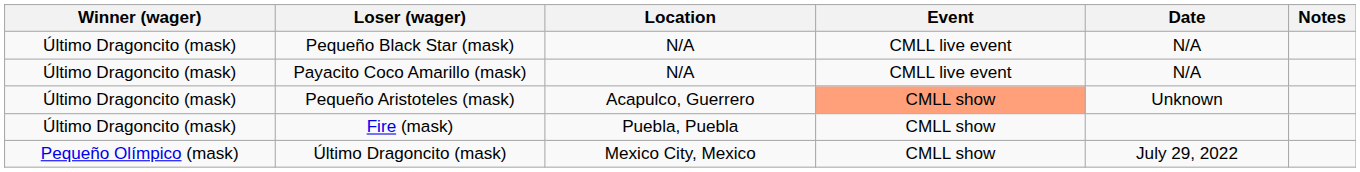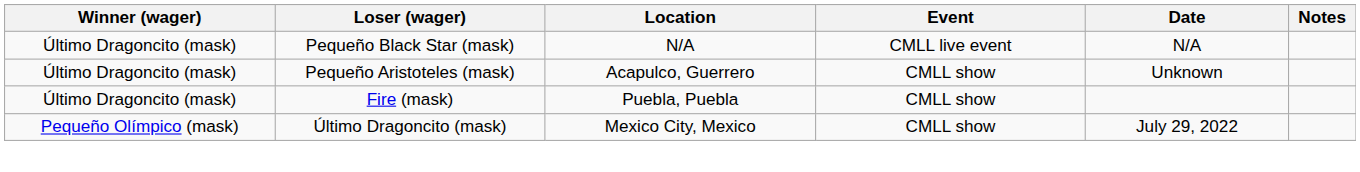- row: (410, 72)
(950, 99) lightsalmon background -> (950, 72) no background
